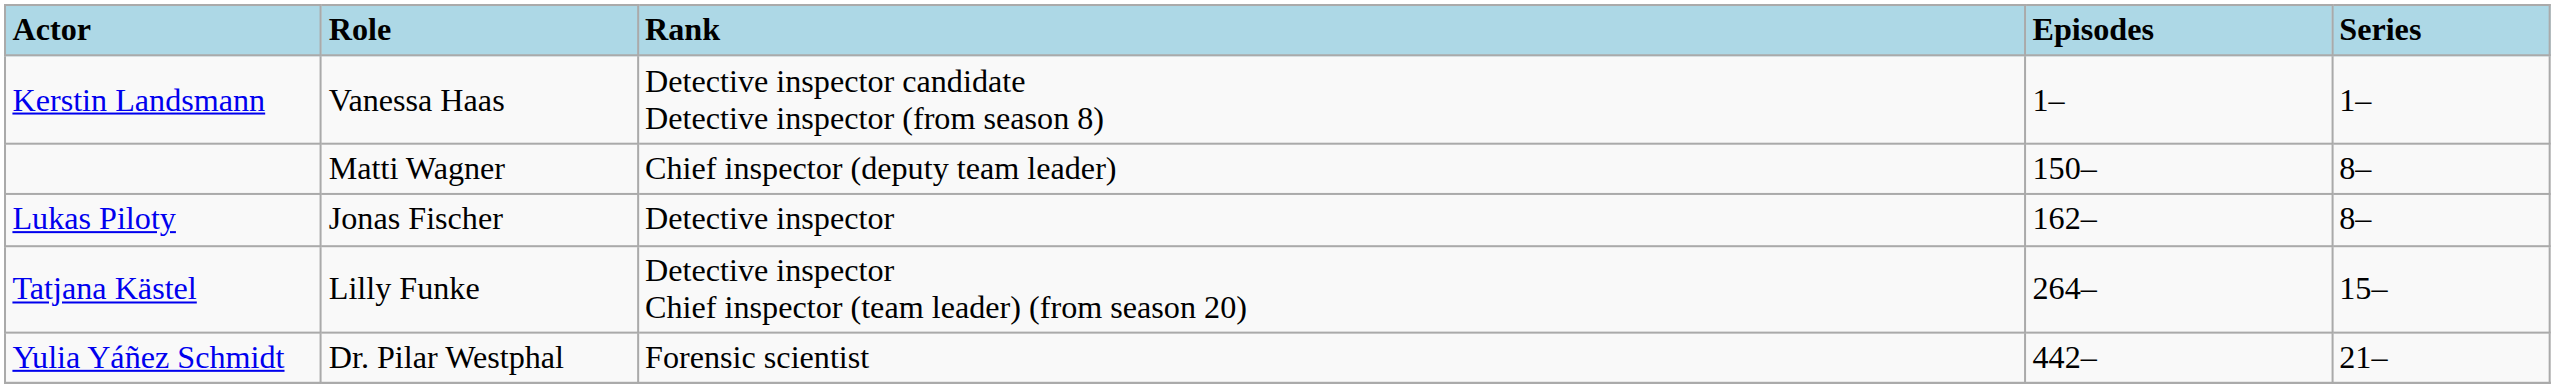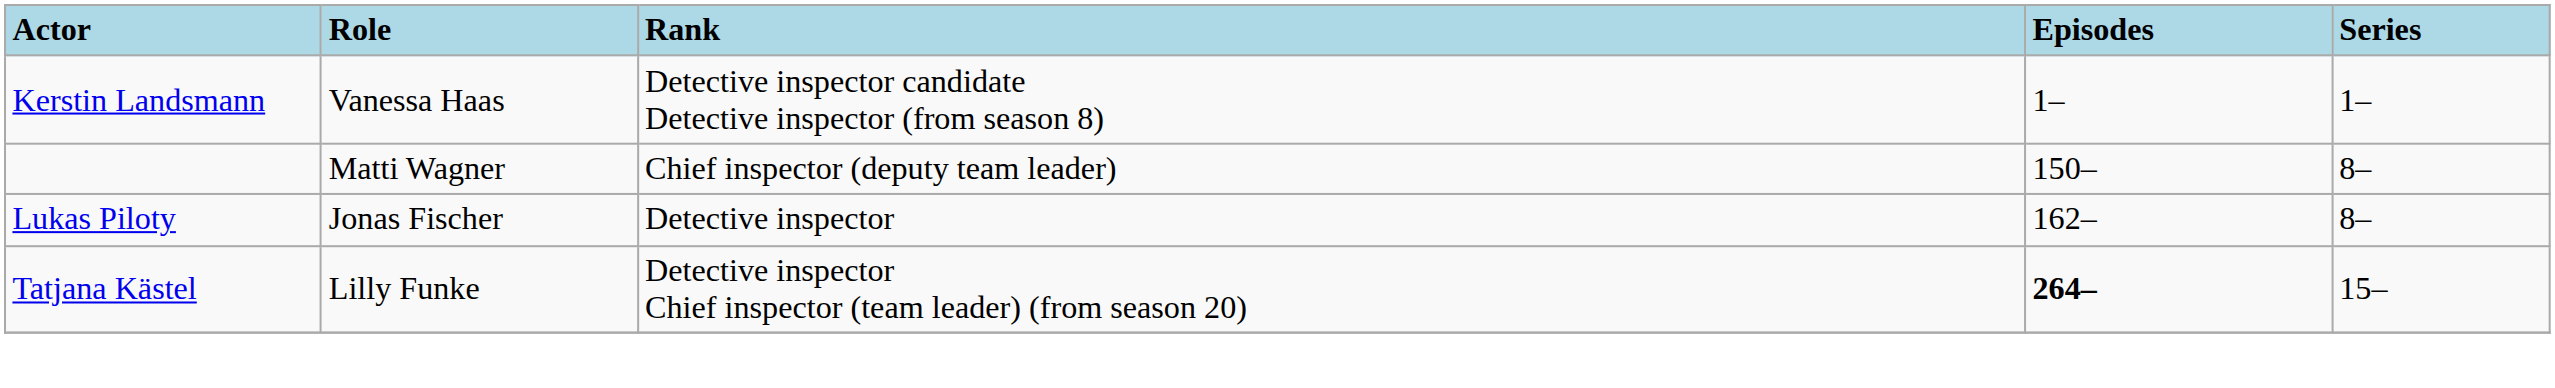(2065, 288) normal -> (2065, 288) bold
- row: (148, 357)
